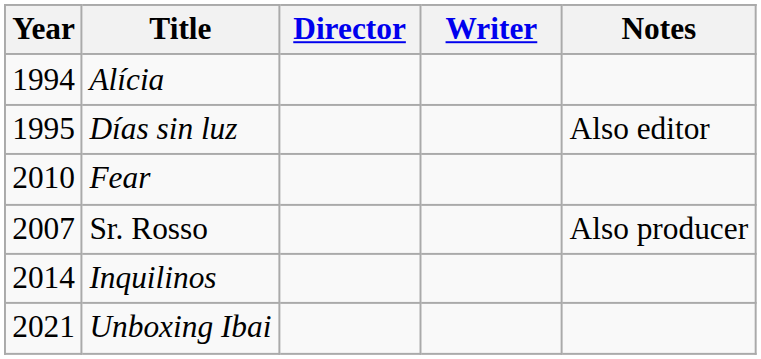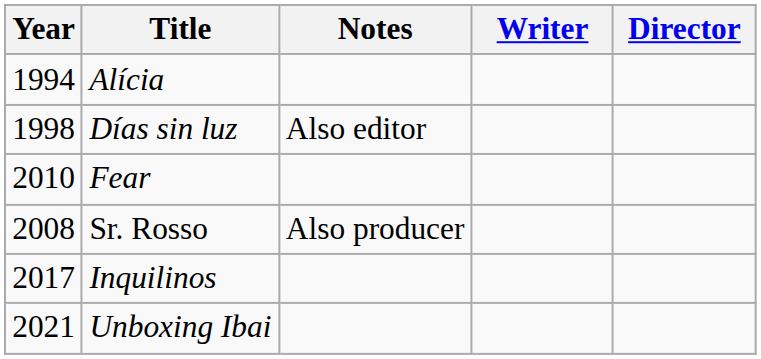columns swapped: (350, 29) <-> (659, 29)
(44, 128) 1995 -> (44, 128) 1998
(44, 228) 2007 -> (44, 228) 2008
(44, 278) 2014 -> (44, 278) 2017
